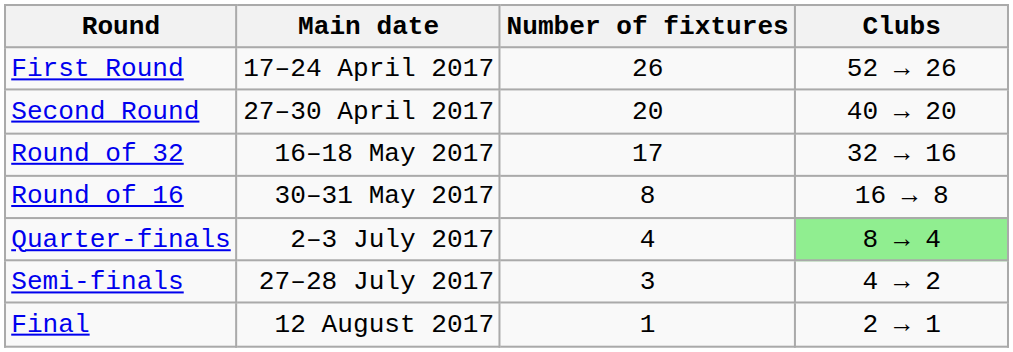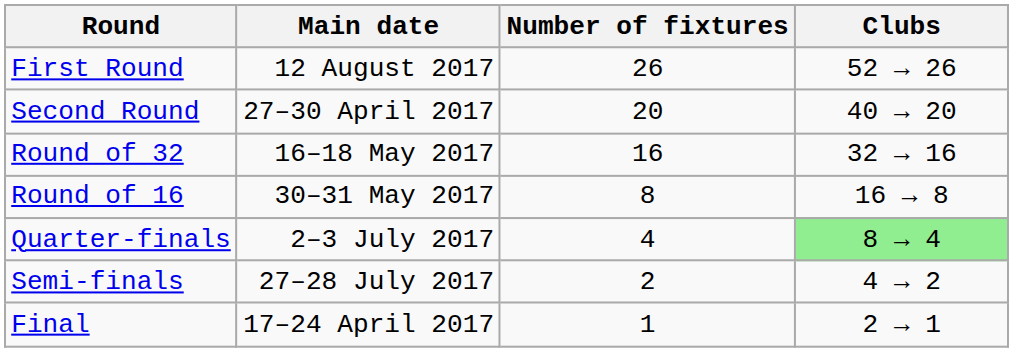(369, 69) 17–24 April 2017 -> (384, 69) 12 August 2017
(648, 154) 17 -> (648, 154) 16
(648, 282) 3 -> (648, 282) 2
(384, 324) 12 August 2017 -> (369, 324) 17–24 April 2017
